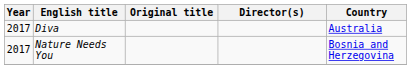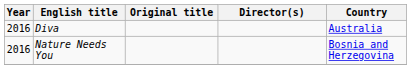(19, 29) 2017 -> (19, 29) 2016
(19, 50) 2017 -> (19, 50) 2016
